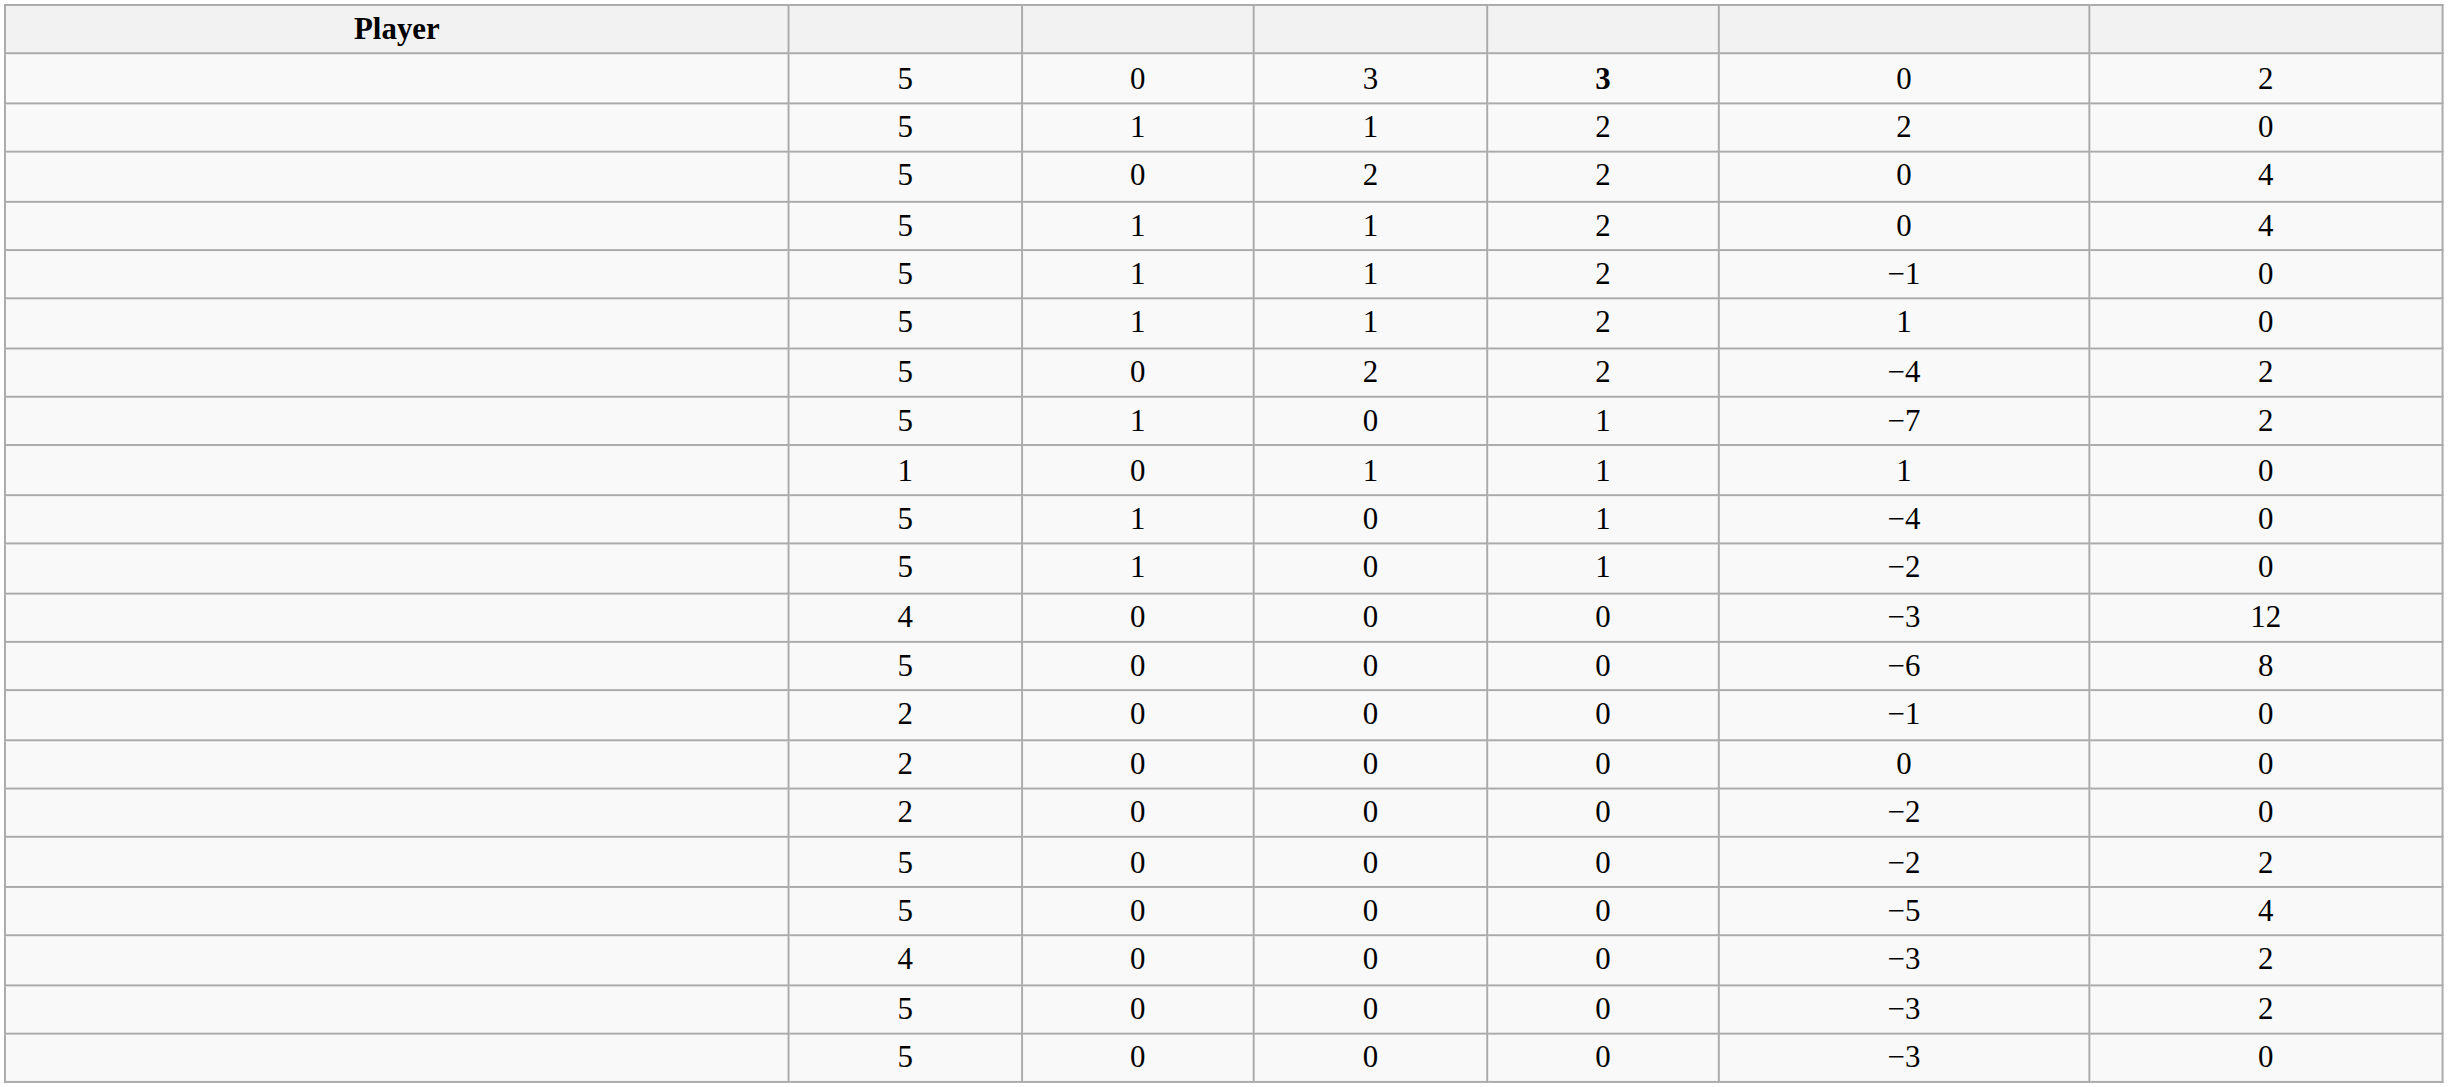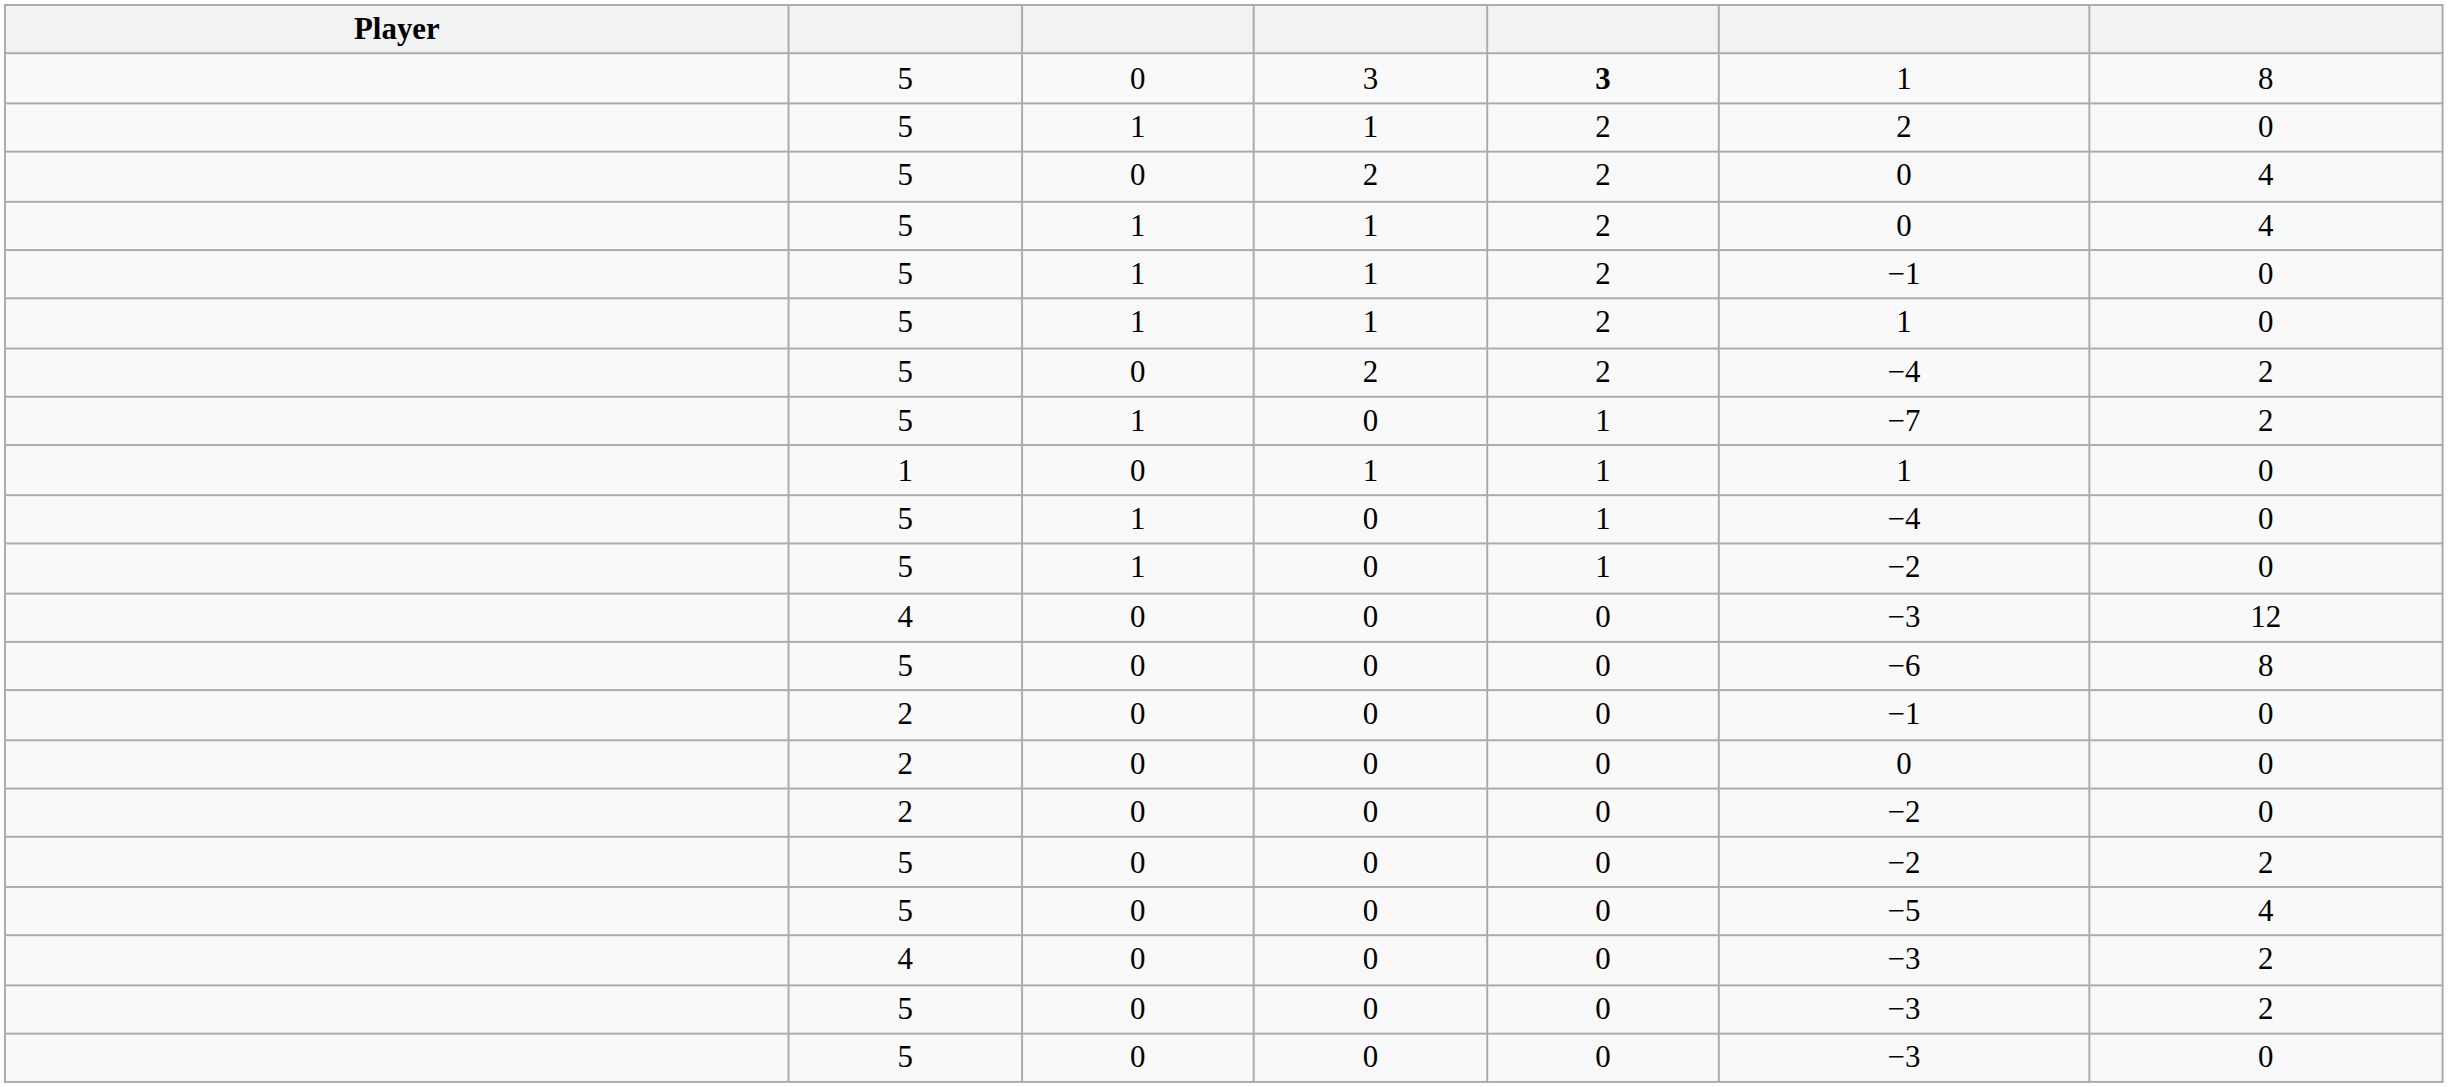(1904, 77) 0 -> (1904, 77) 1
(2266, 77) 2 -> (2266, 77) 8
